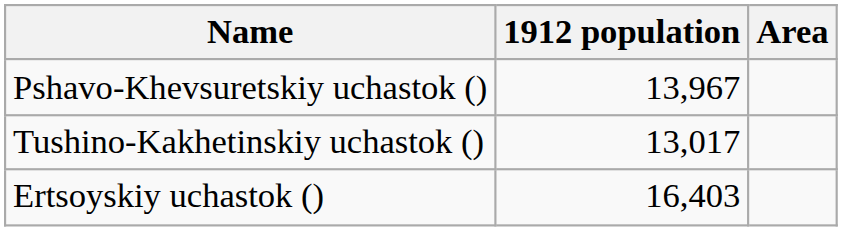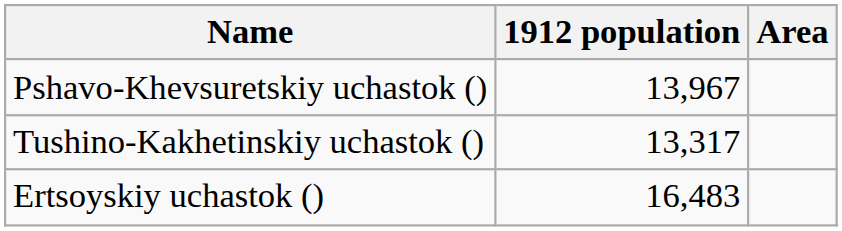(693, 141) 13,017 -> (693, 141) 13,317
(693, 196) 16,403 -> (693, 196) 16,483
